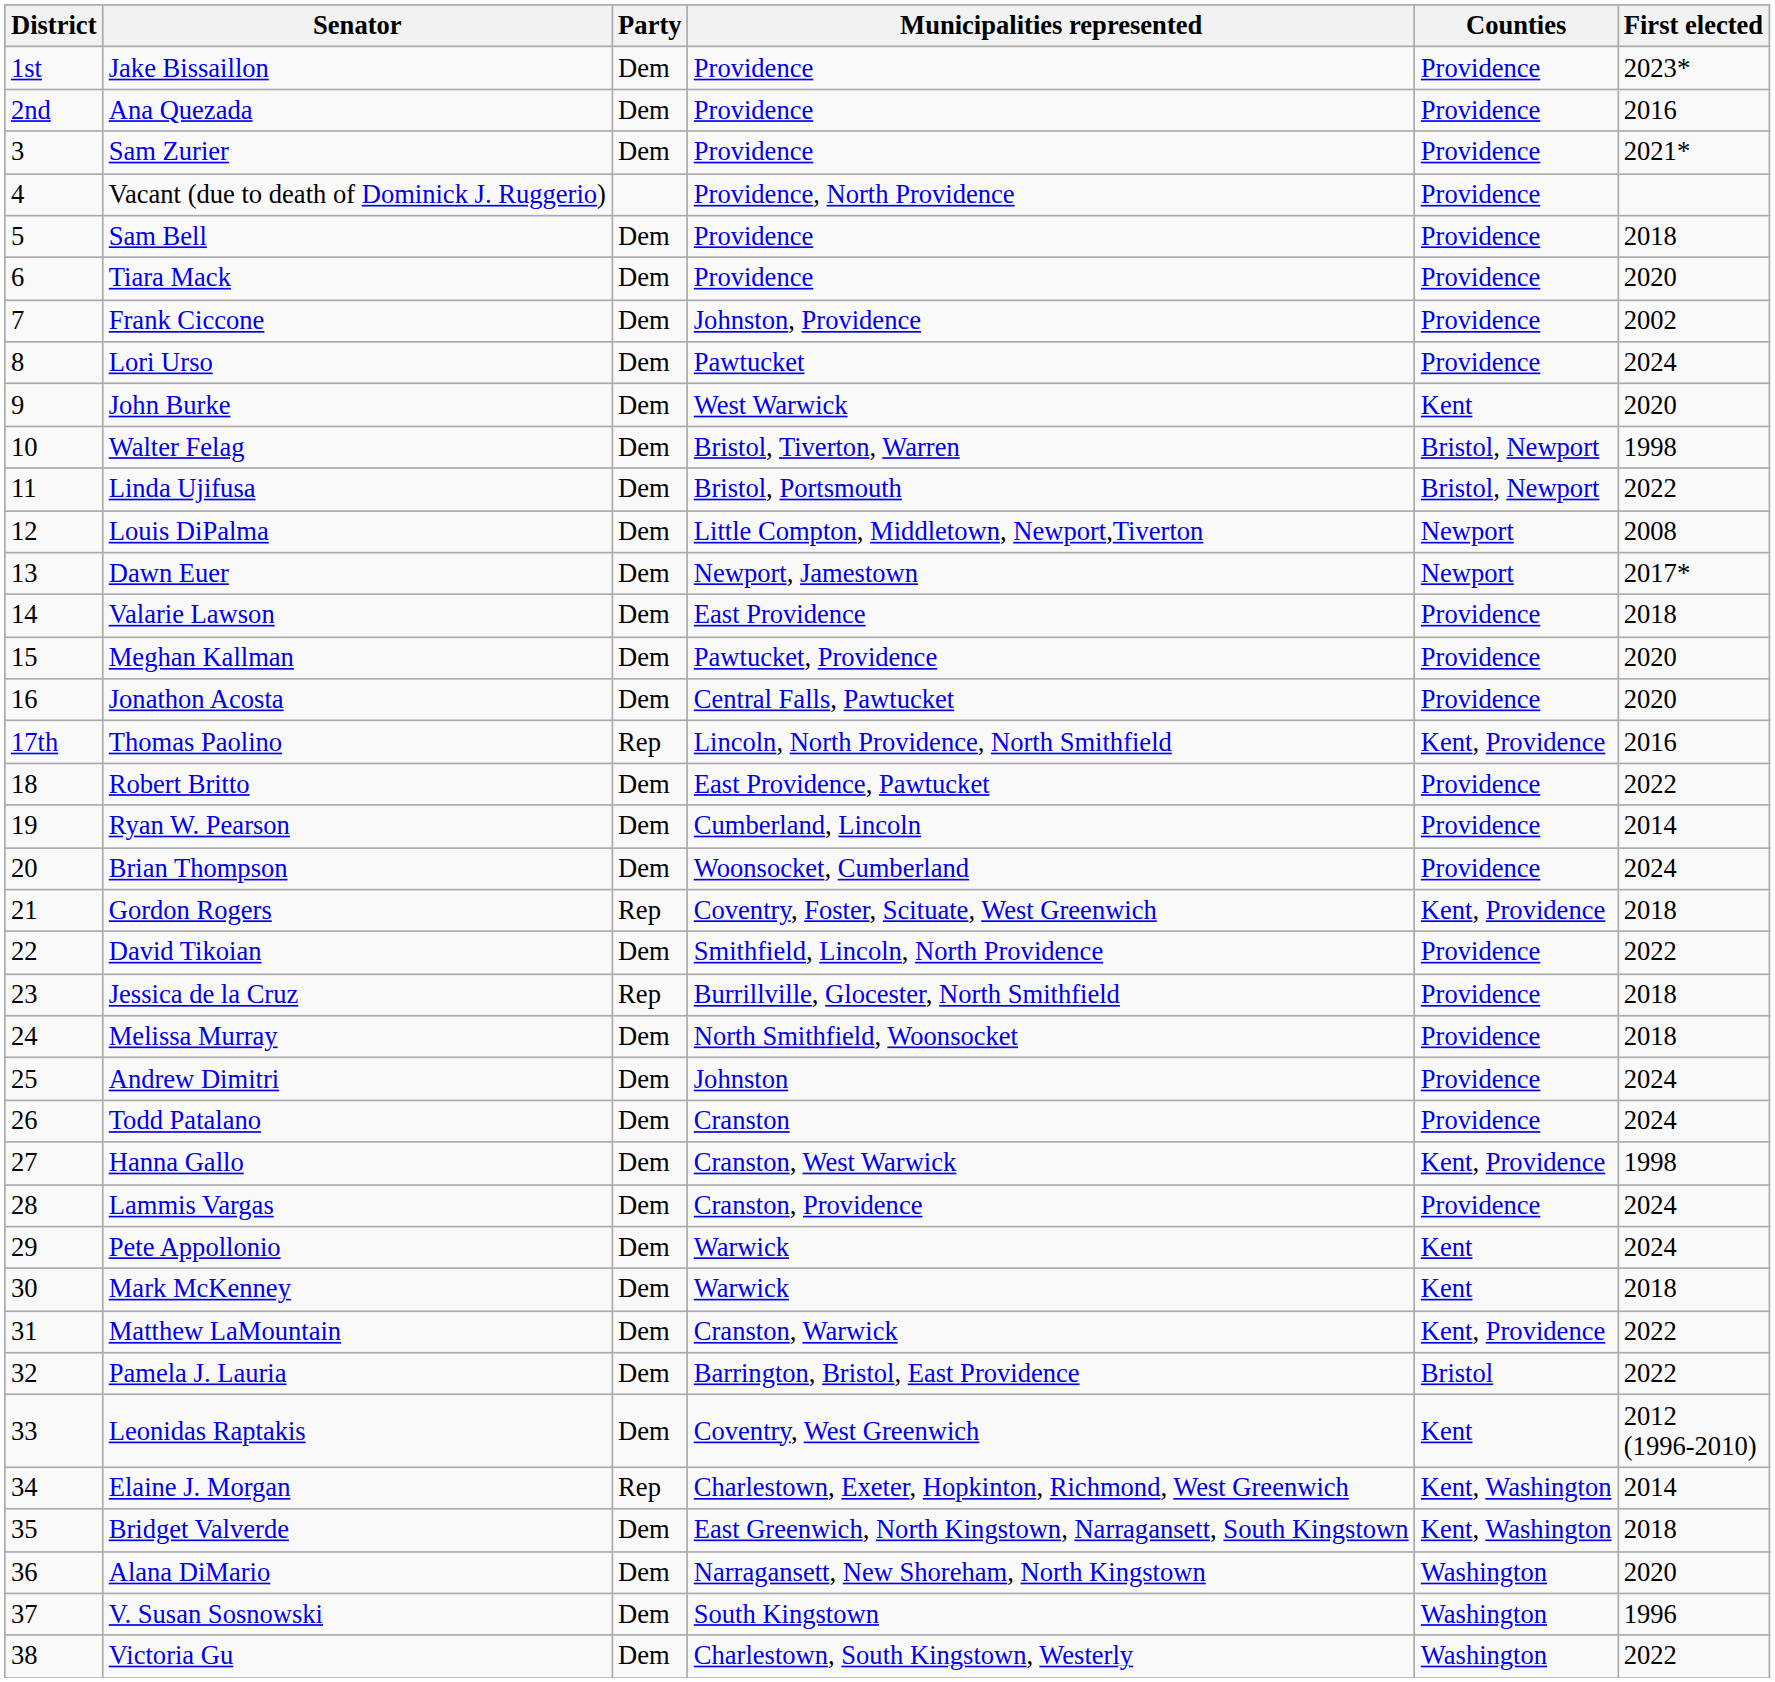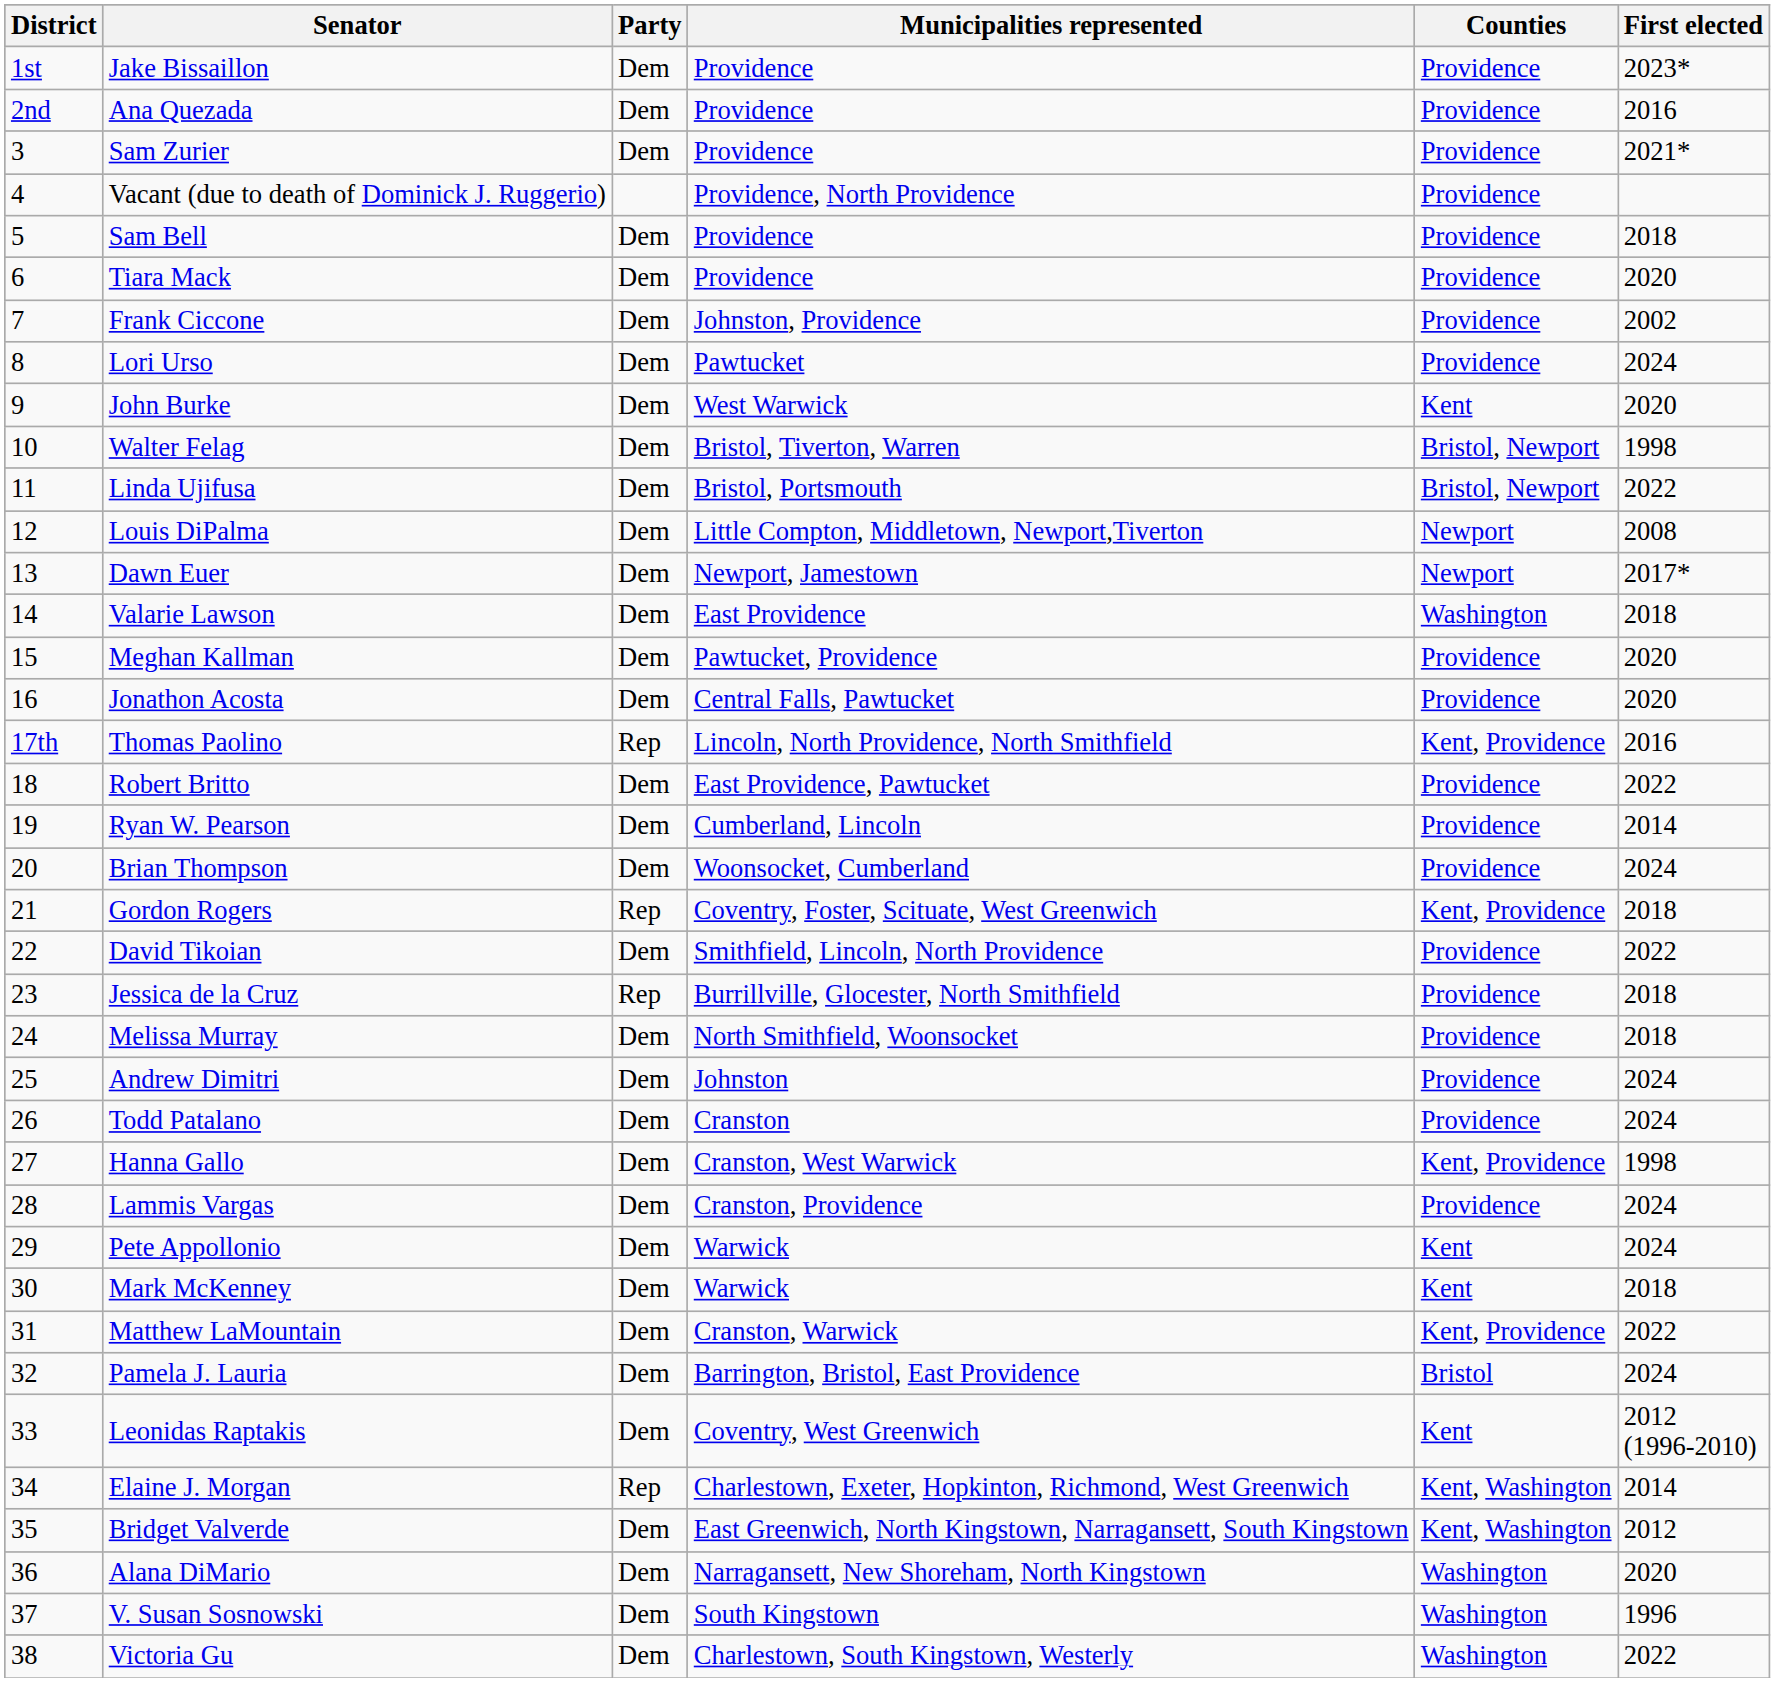(1481, 615) Providence -> (1484, 615) Washington
(1650, 1373) 2022 -> (1650, 1373) 2024
(1650, 1529) 2018 -> (1650, 1529) 2012
